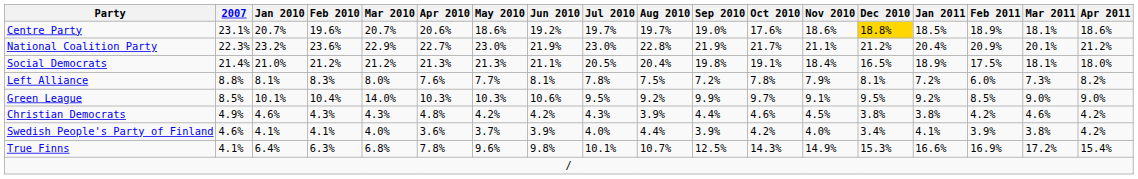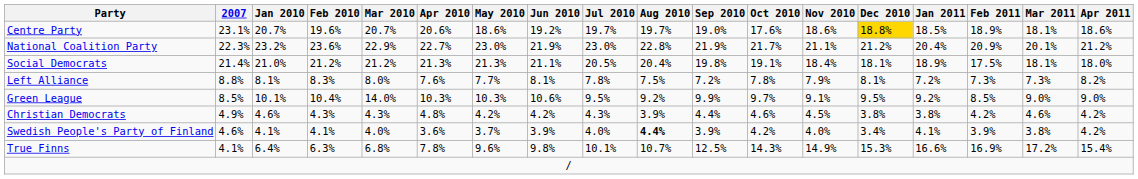(876, 64) 16.5% -> (876, 64) 18.1%
(983, 81) 6.0% -> (983, 81) 7.3%
(653, 132) normal -> (653, 132) bold
